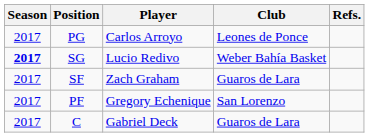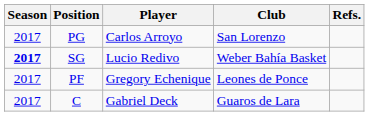(262, 36) Leones de Ponce -> (251, 36) San Lorenzo
- row: (76, 79)
(251, 100) San Lorenzo -> (262, 79) Leones de Ponce
